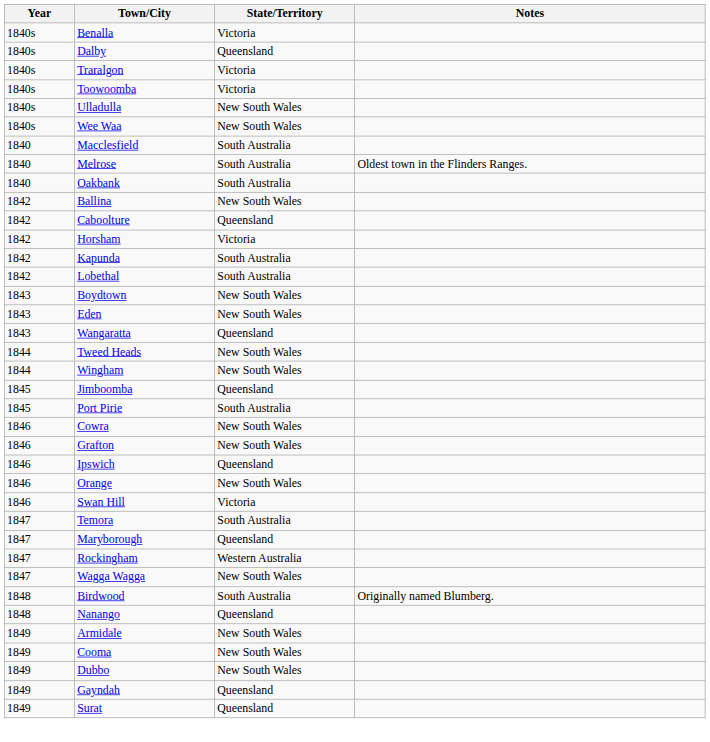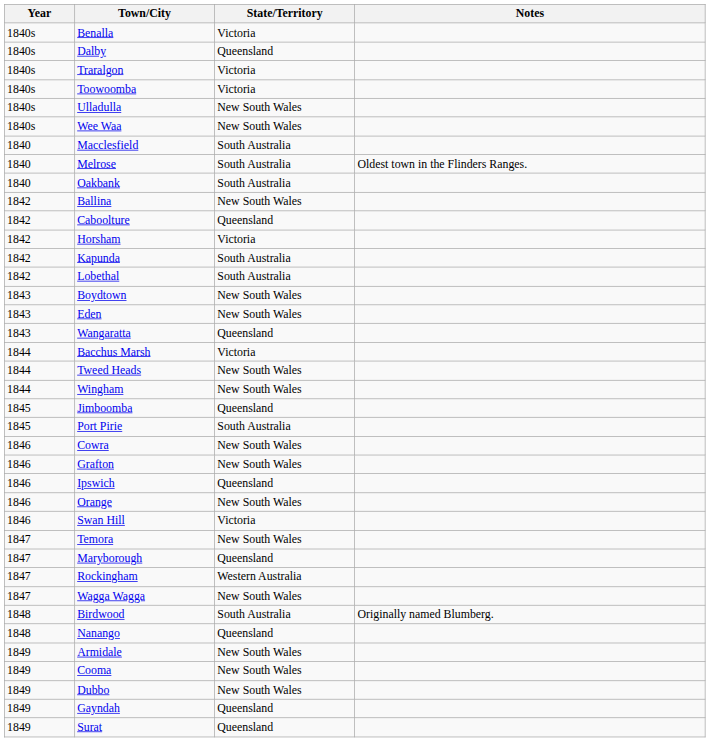+ row: (114, 351)
(254, 520) South Australia -> (259, 539) New South Wales
